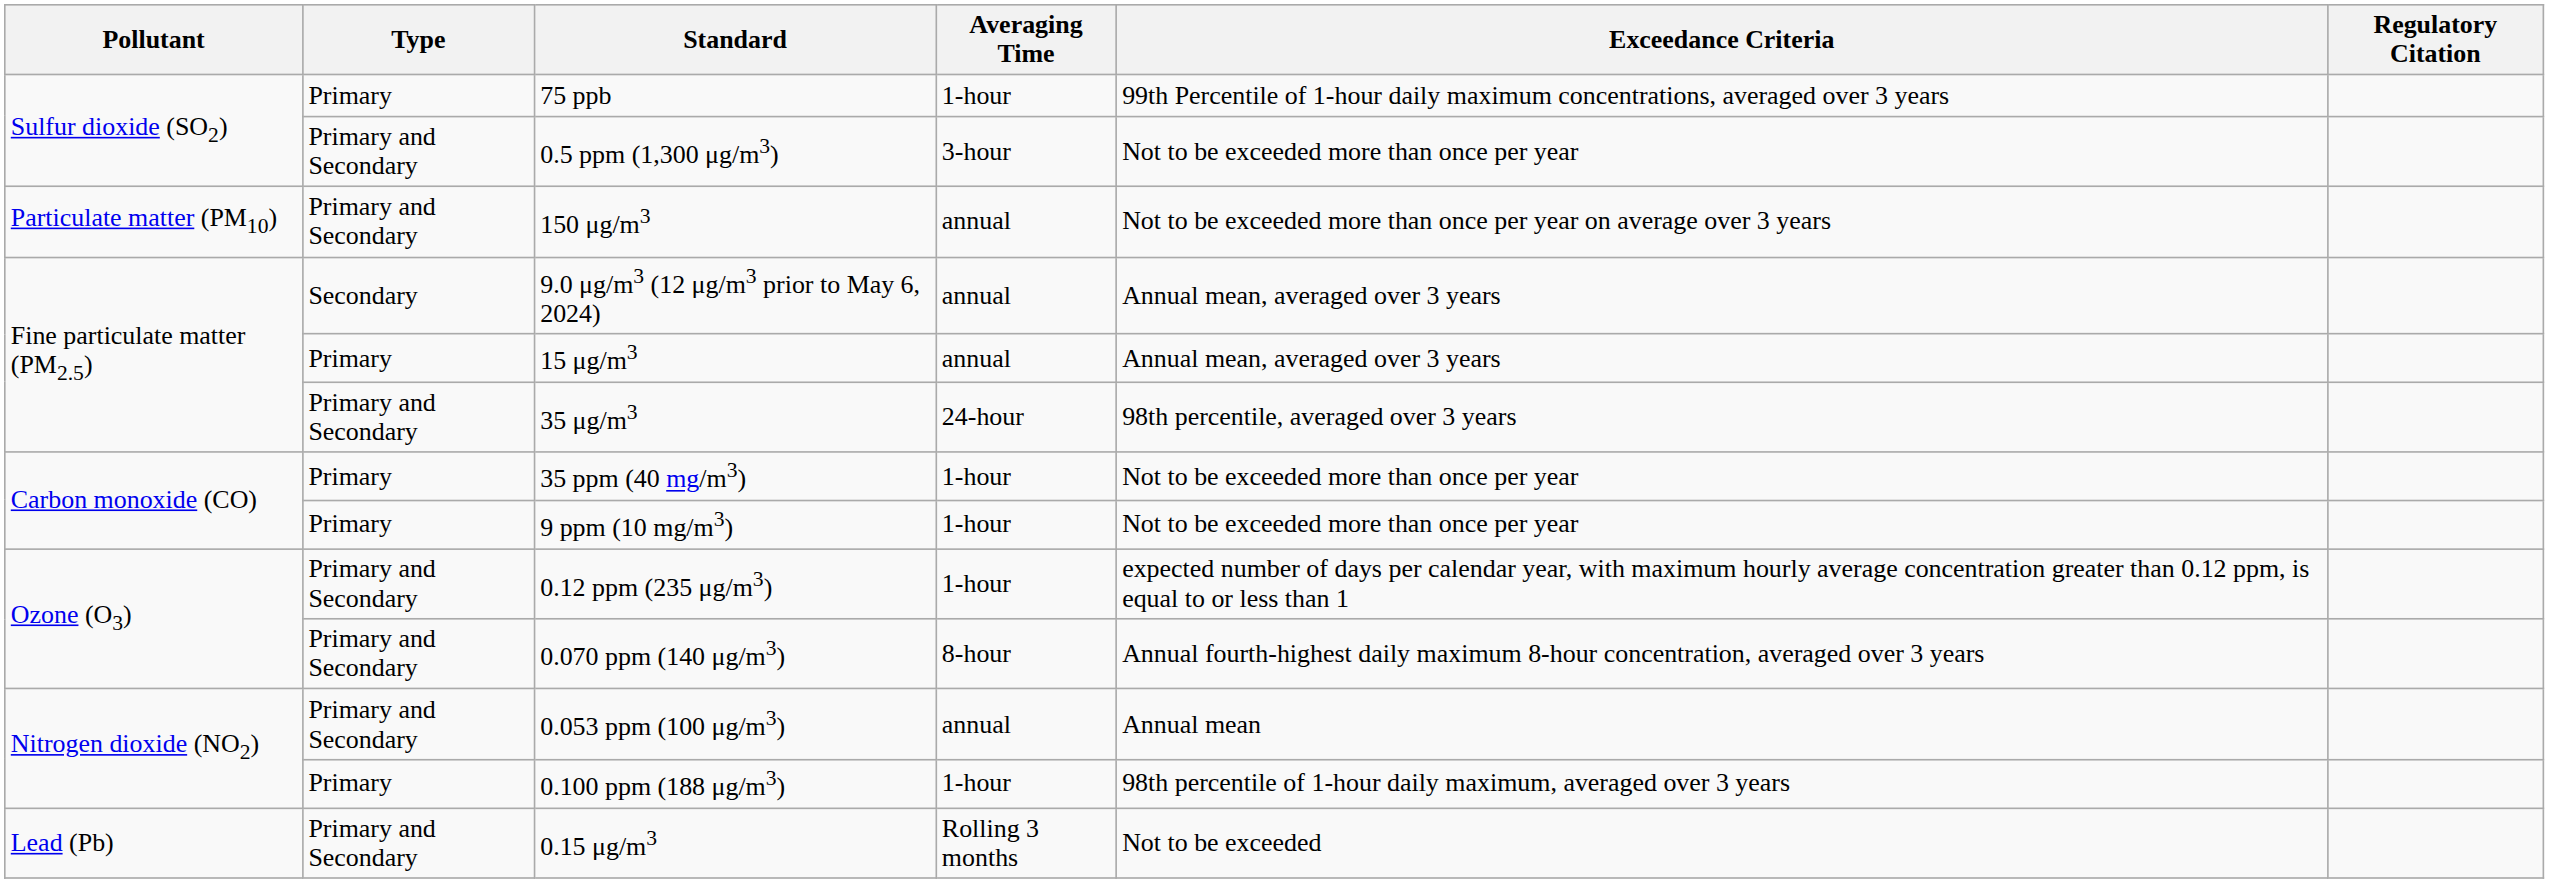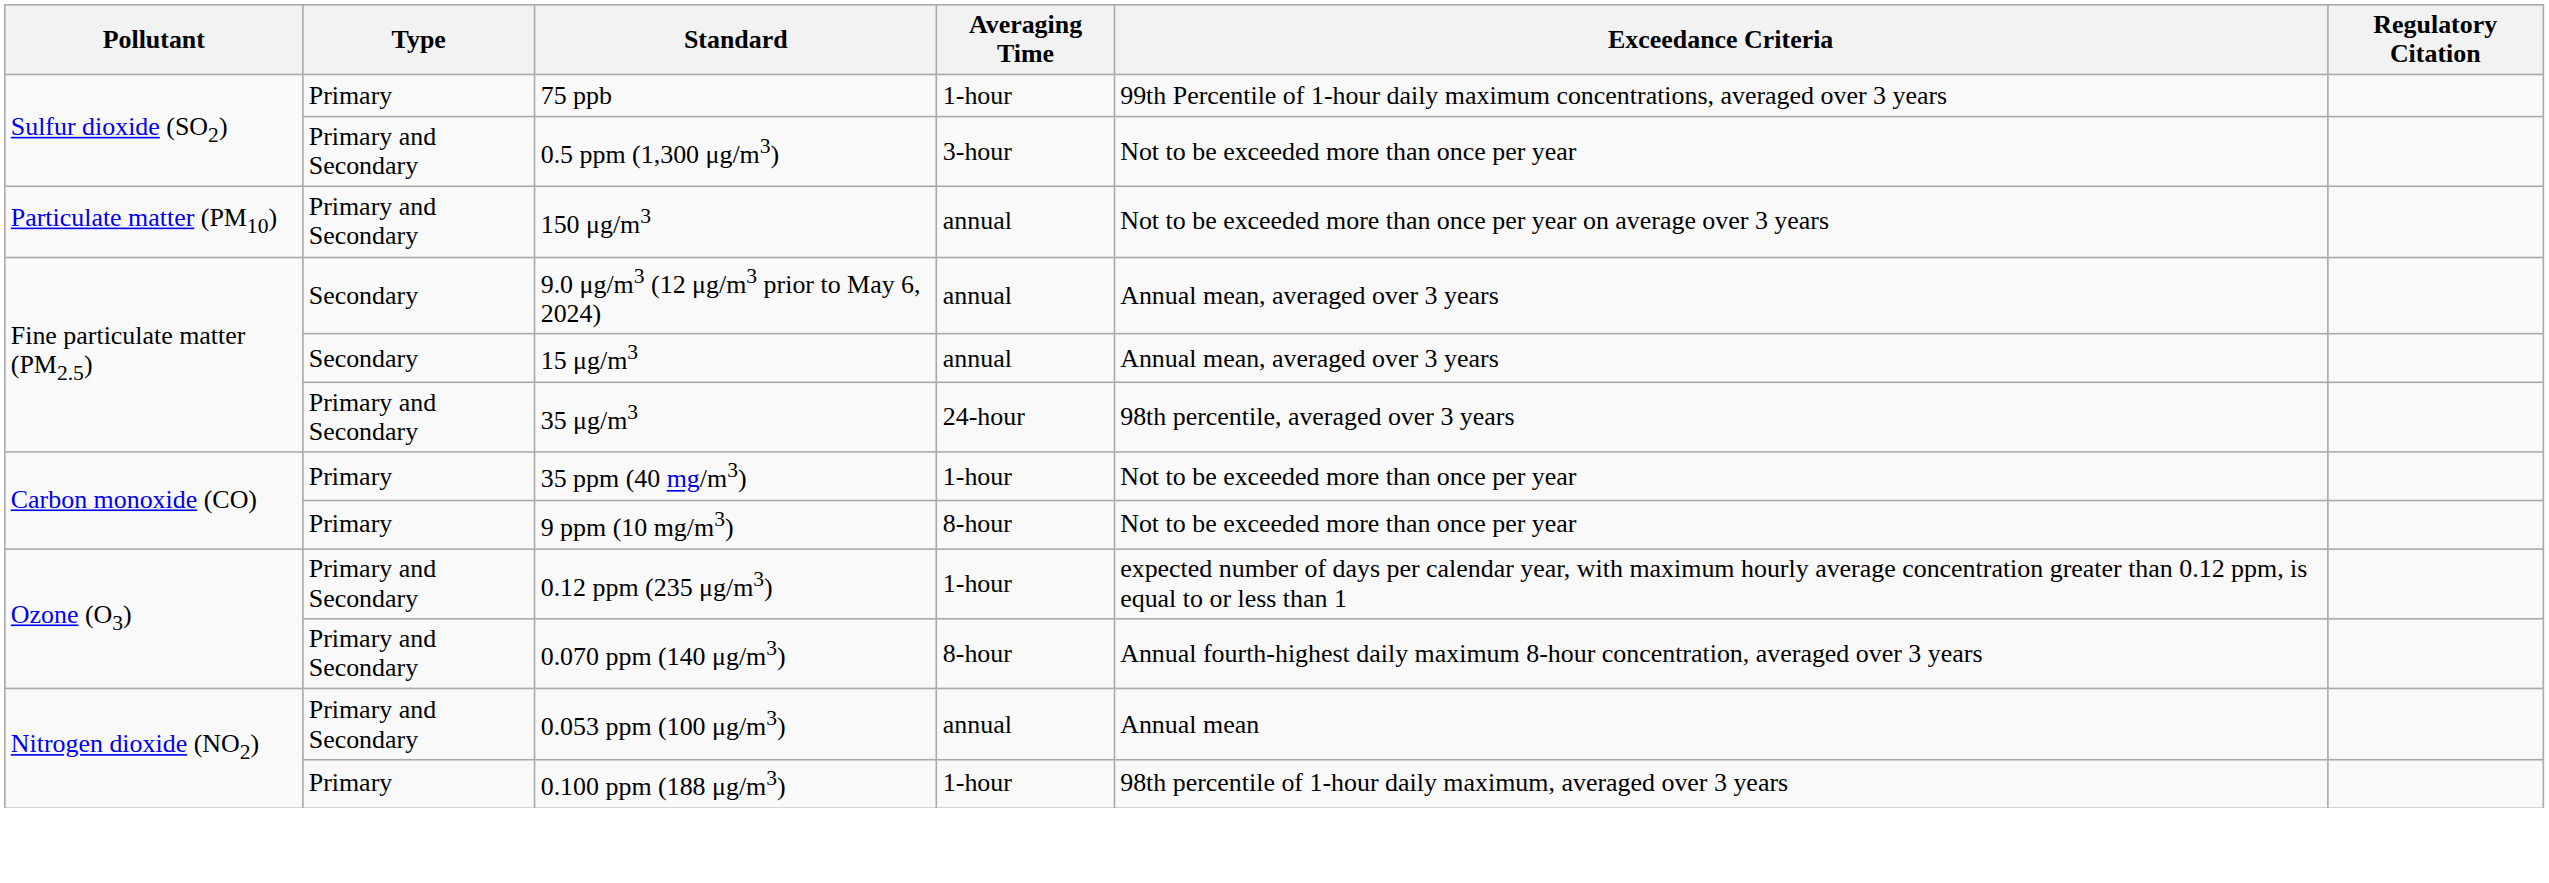(350, 357) Primary -> (363, 357) Secondary
(976, 524) 1-hour -> (977, 524) 8-hour
- row: (599, 842)
